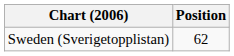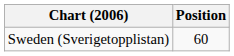(201, 39) 62 -> (201, 39) 60
